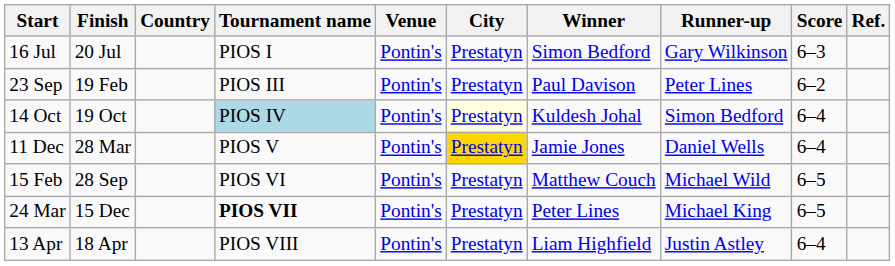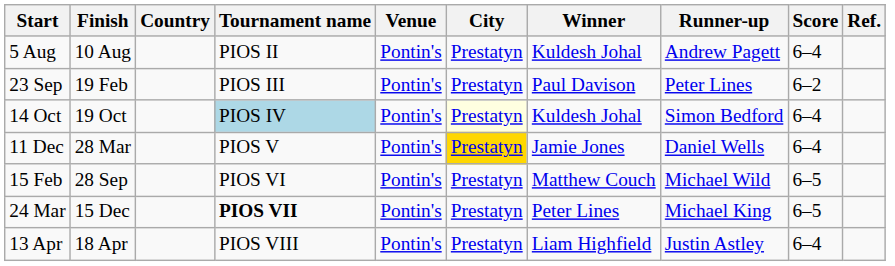- row: (33, 51)
+ row: (33, 51)
